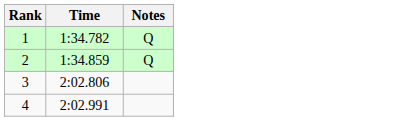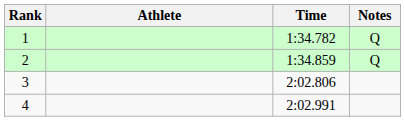+ column: (159, 15)
